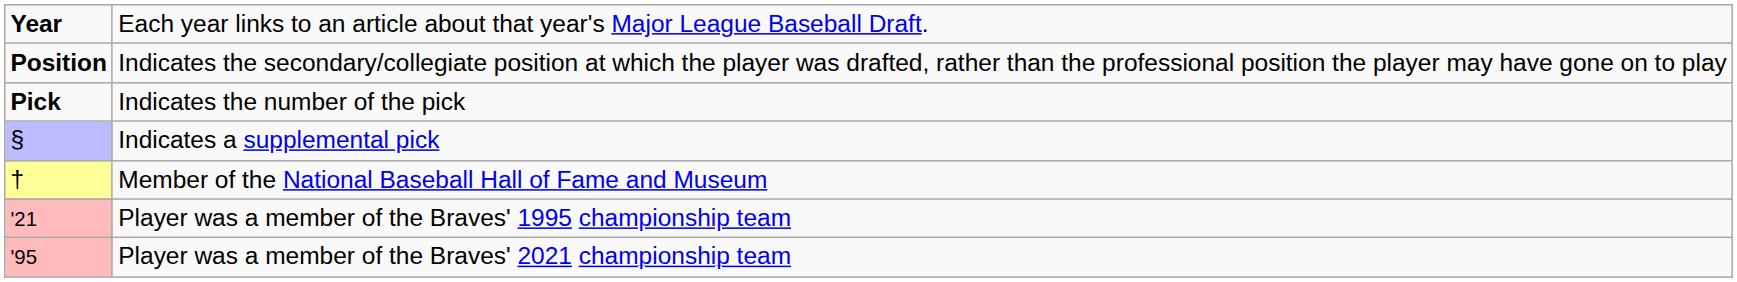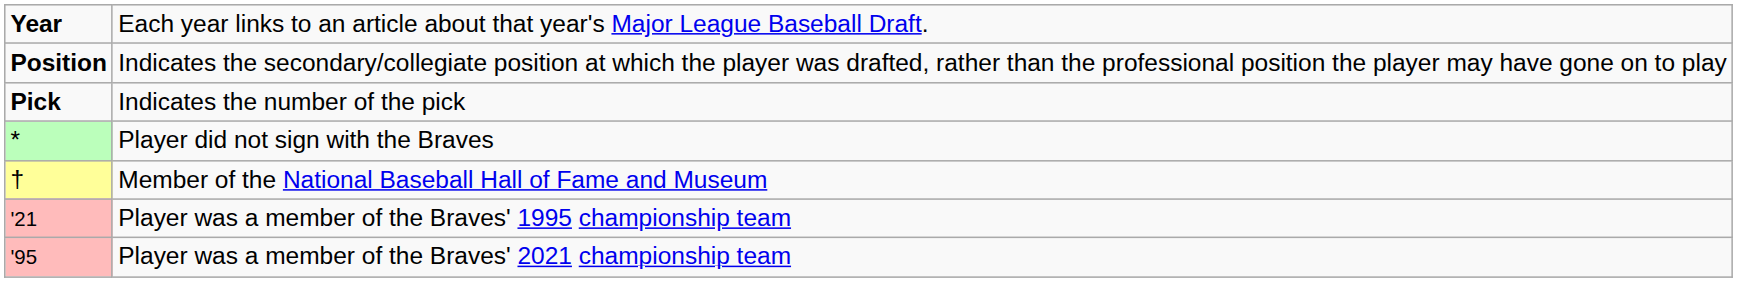+ row: (306, 140)
- row: (279, 140)
